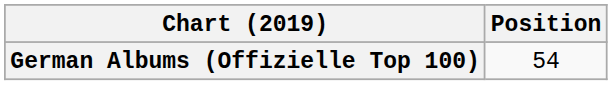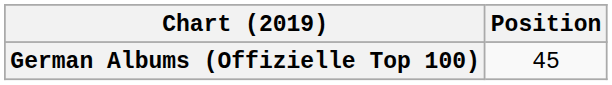(546, 61) 54 -> (546, 61) 45
